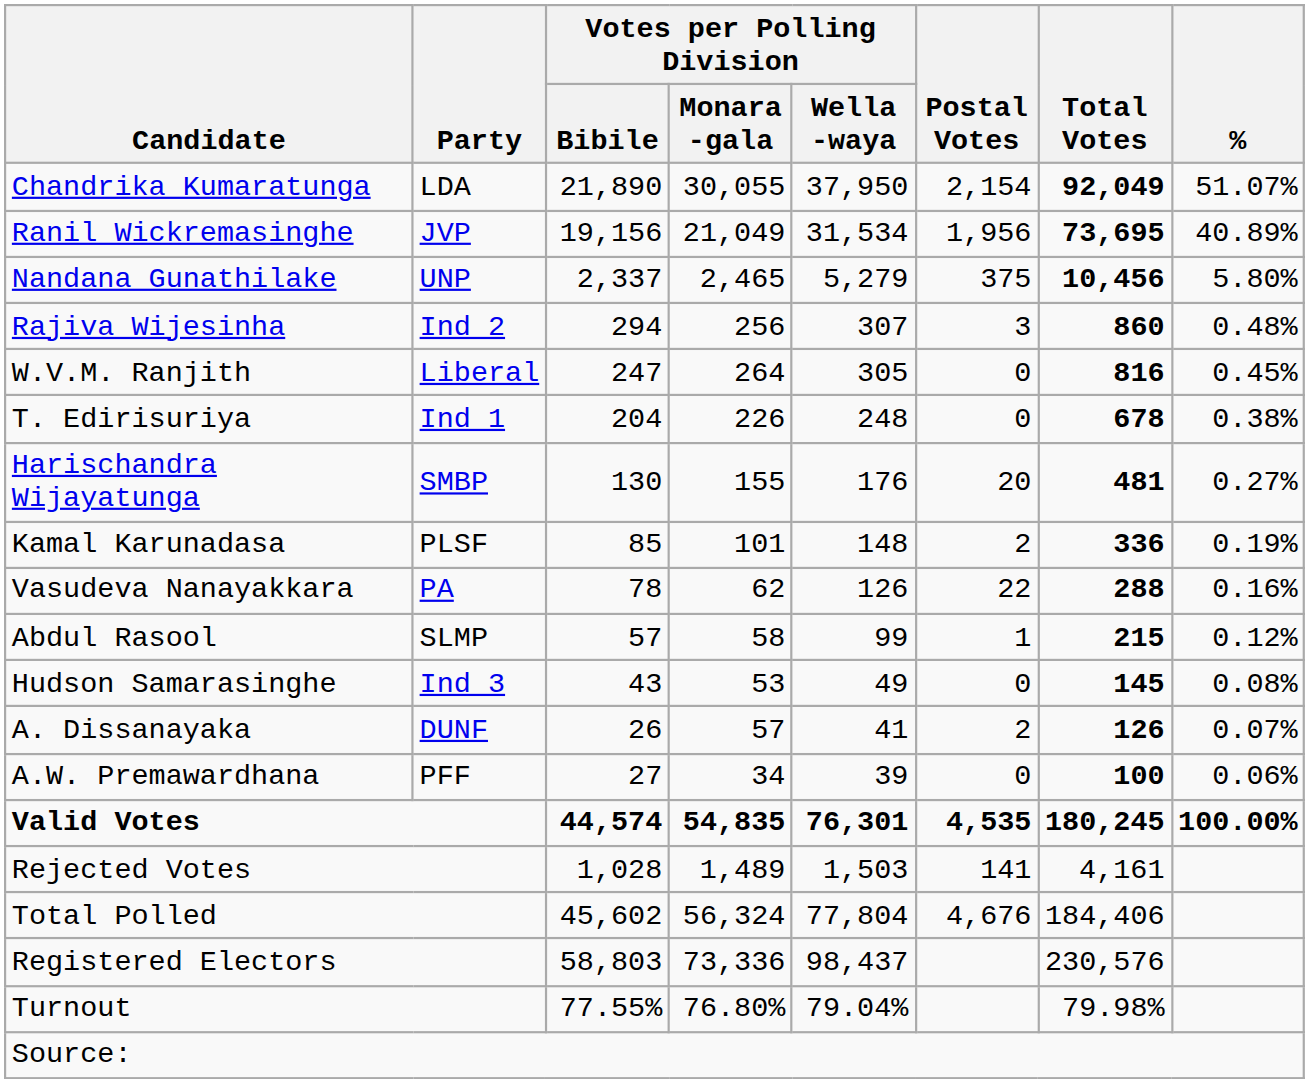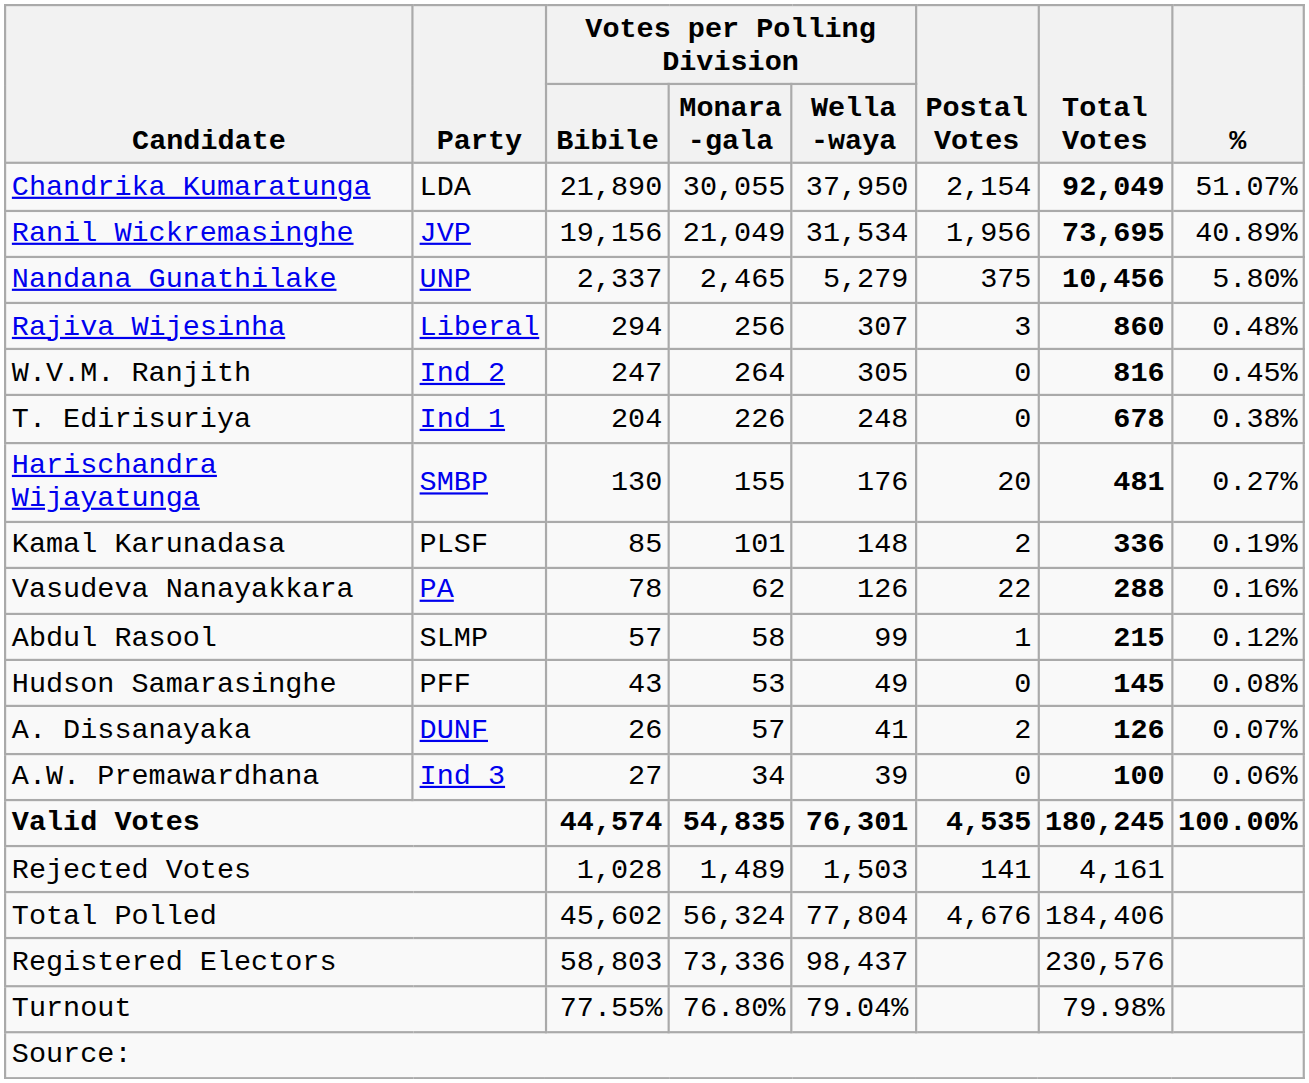(462, 326) Ind 2 -> (479, 326) Liberal
(479, 372) Liberal -> (462, 372) Ind 2
(462, 684) Ind 3 -> (445, 684) PFF
(445, 776) PFF -> (462, 776) Ind 3
